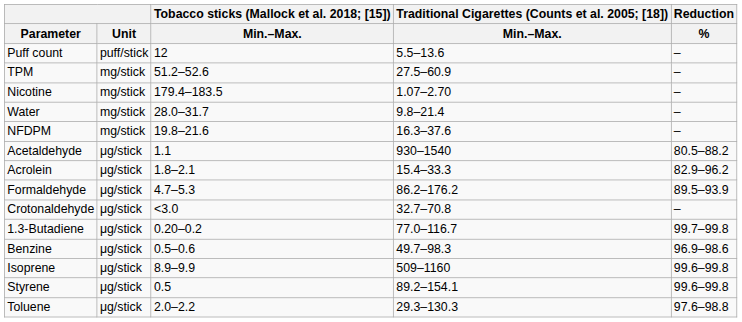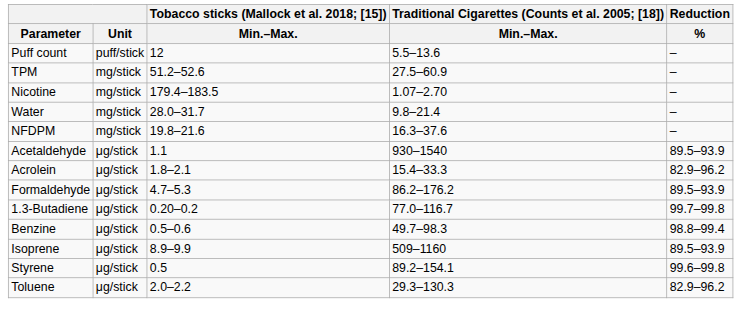(701, 151) 80.5–88.2 -> (697, 151) 89.5–93.9
- row: (51, 209)
(701, 248) 96.9–98.6 -> (697, 229) 98.8–99.4
(701, 268) 99.6–99.8 -> (697, 248) 89.5–93.9
(701, 307) 97.6–98.8 -> (697, 287) 82.9–96.2
